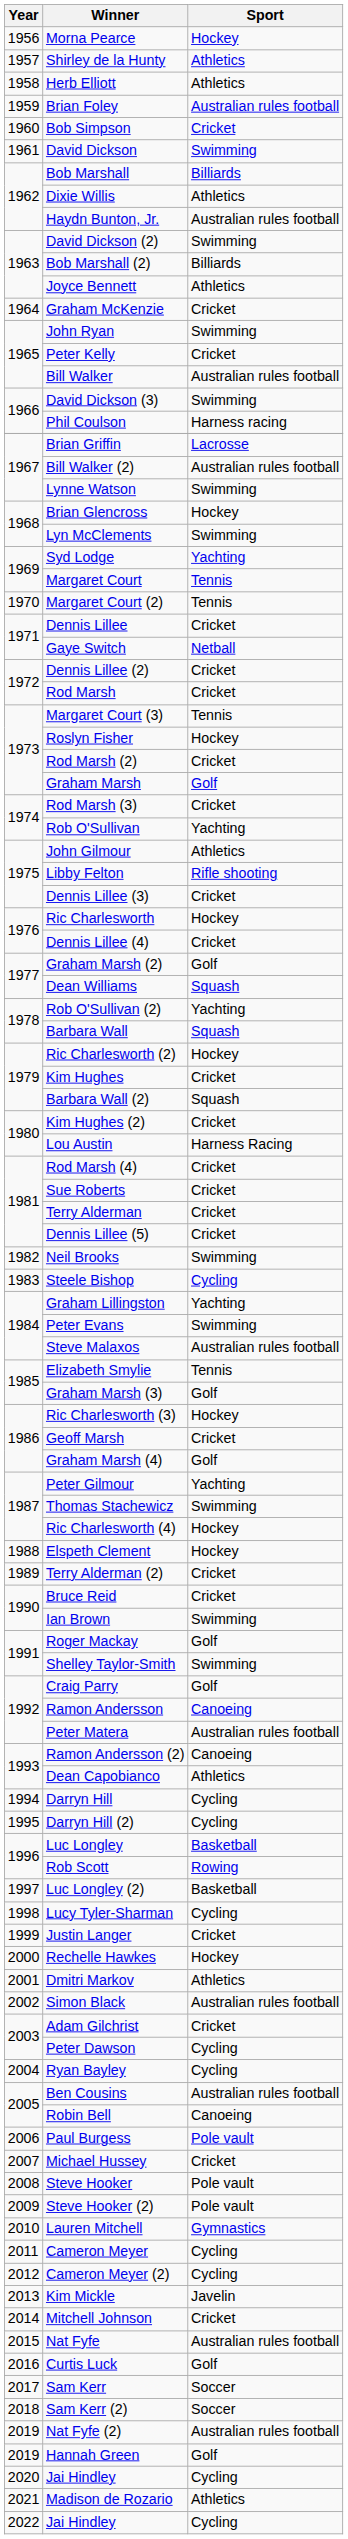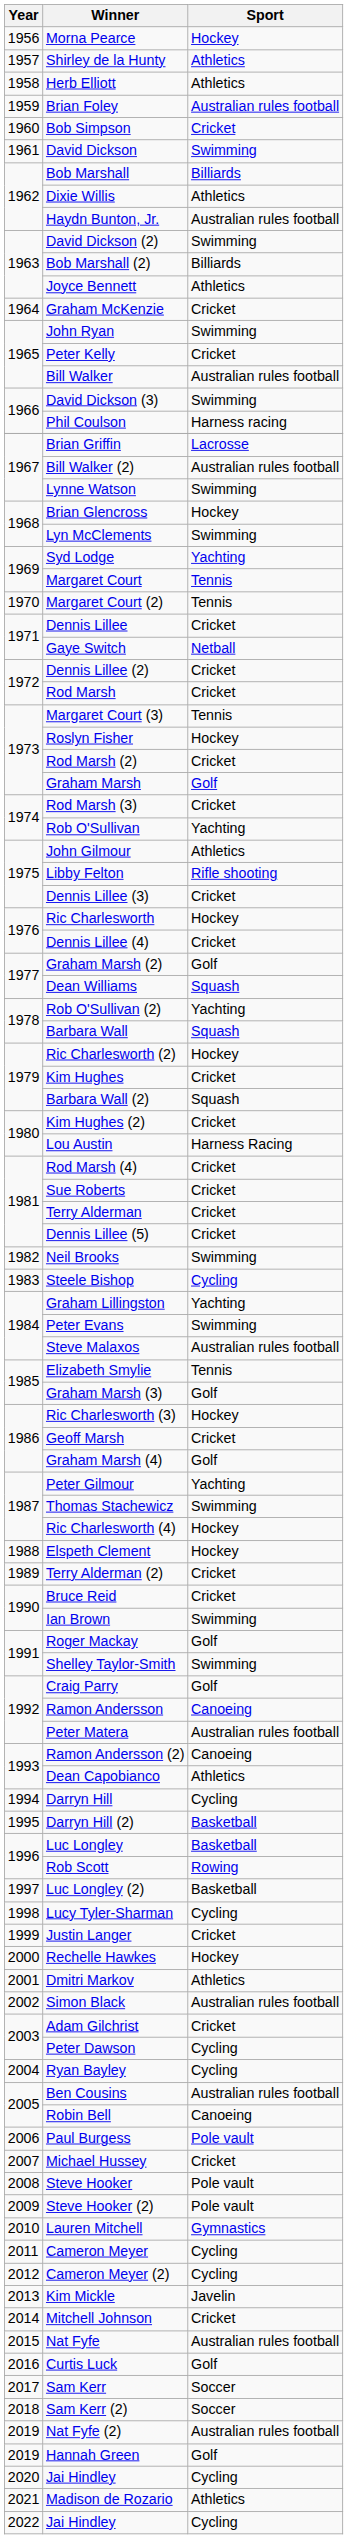(214, 1822) Cycling -> (224, 1822) Basketball
